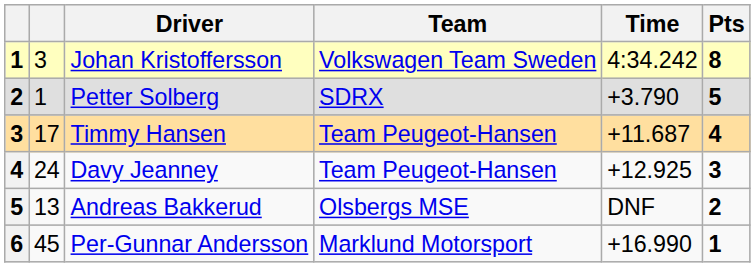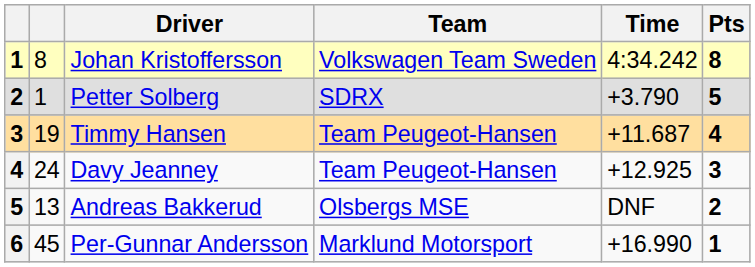(40, 60) 3 -> (40, 60) 8
(47, 134) 17 -> (47, 134) 19
